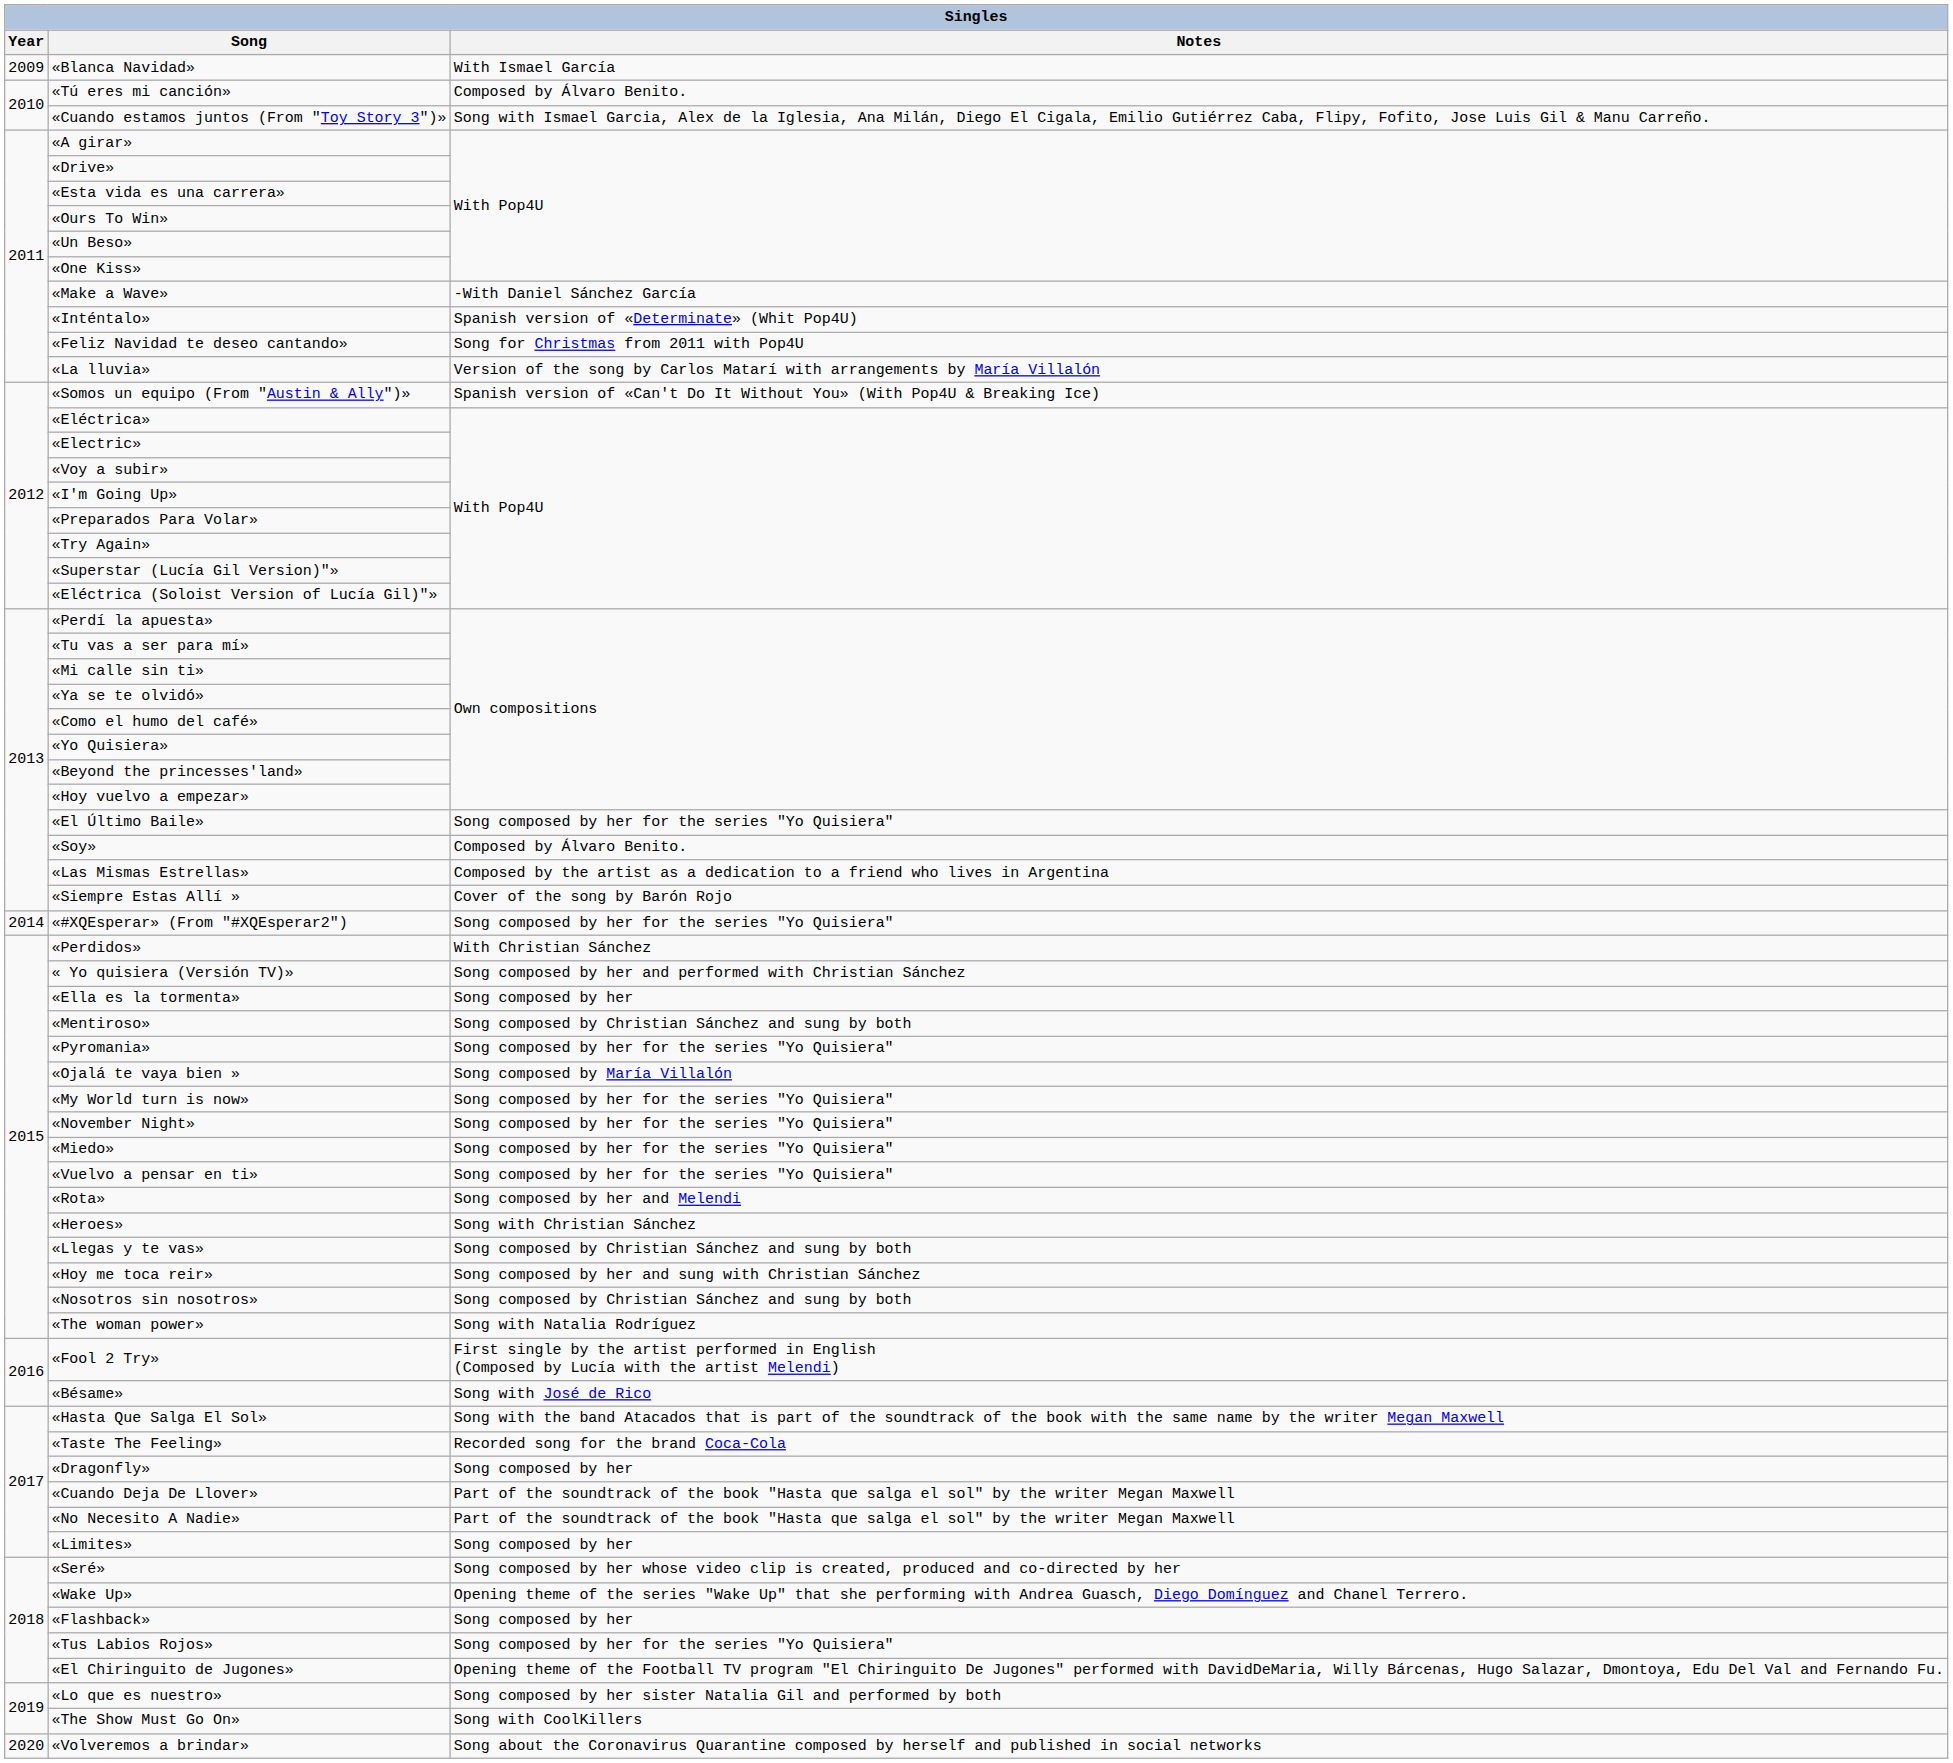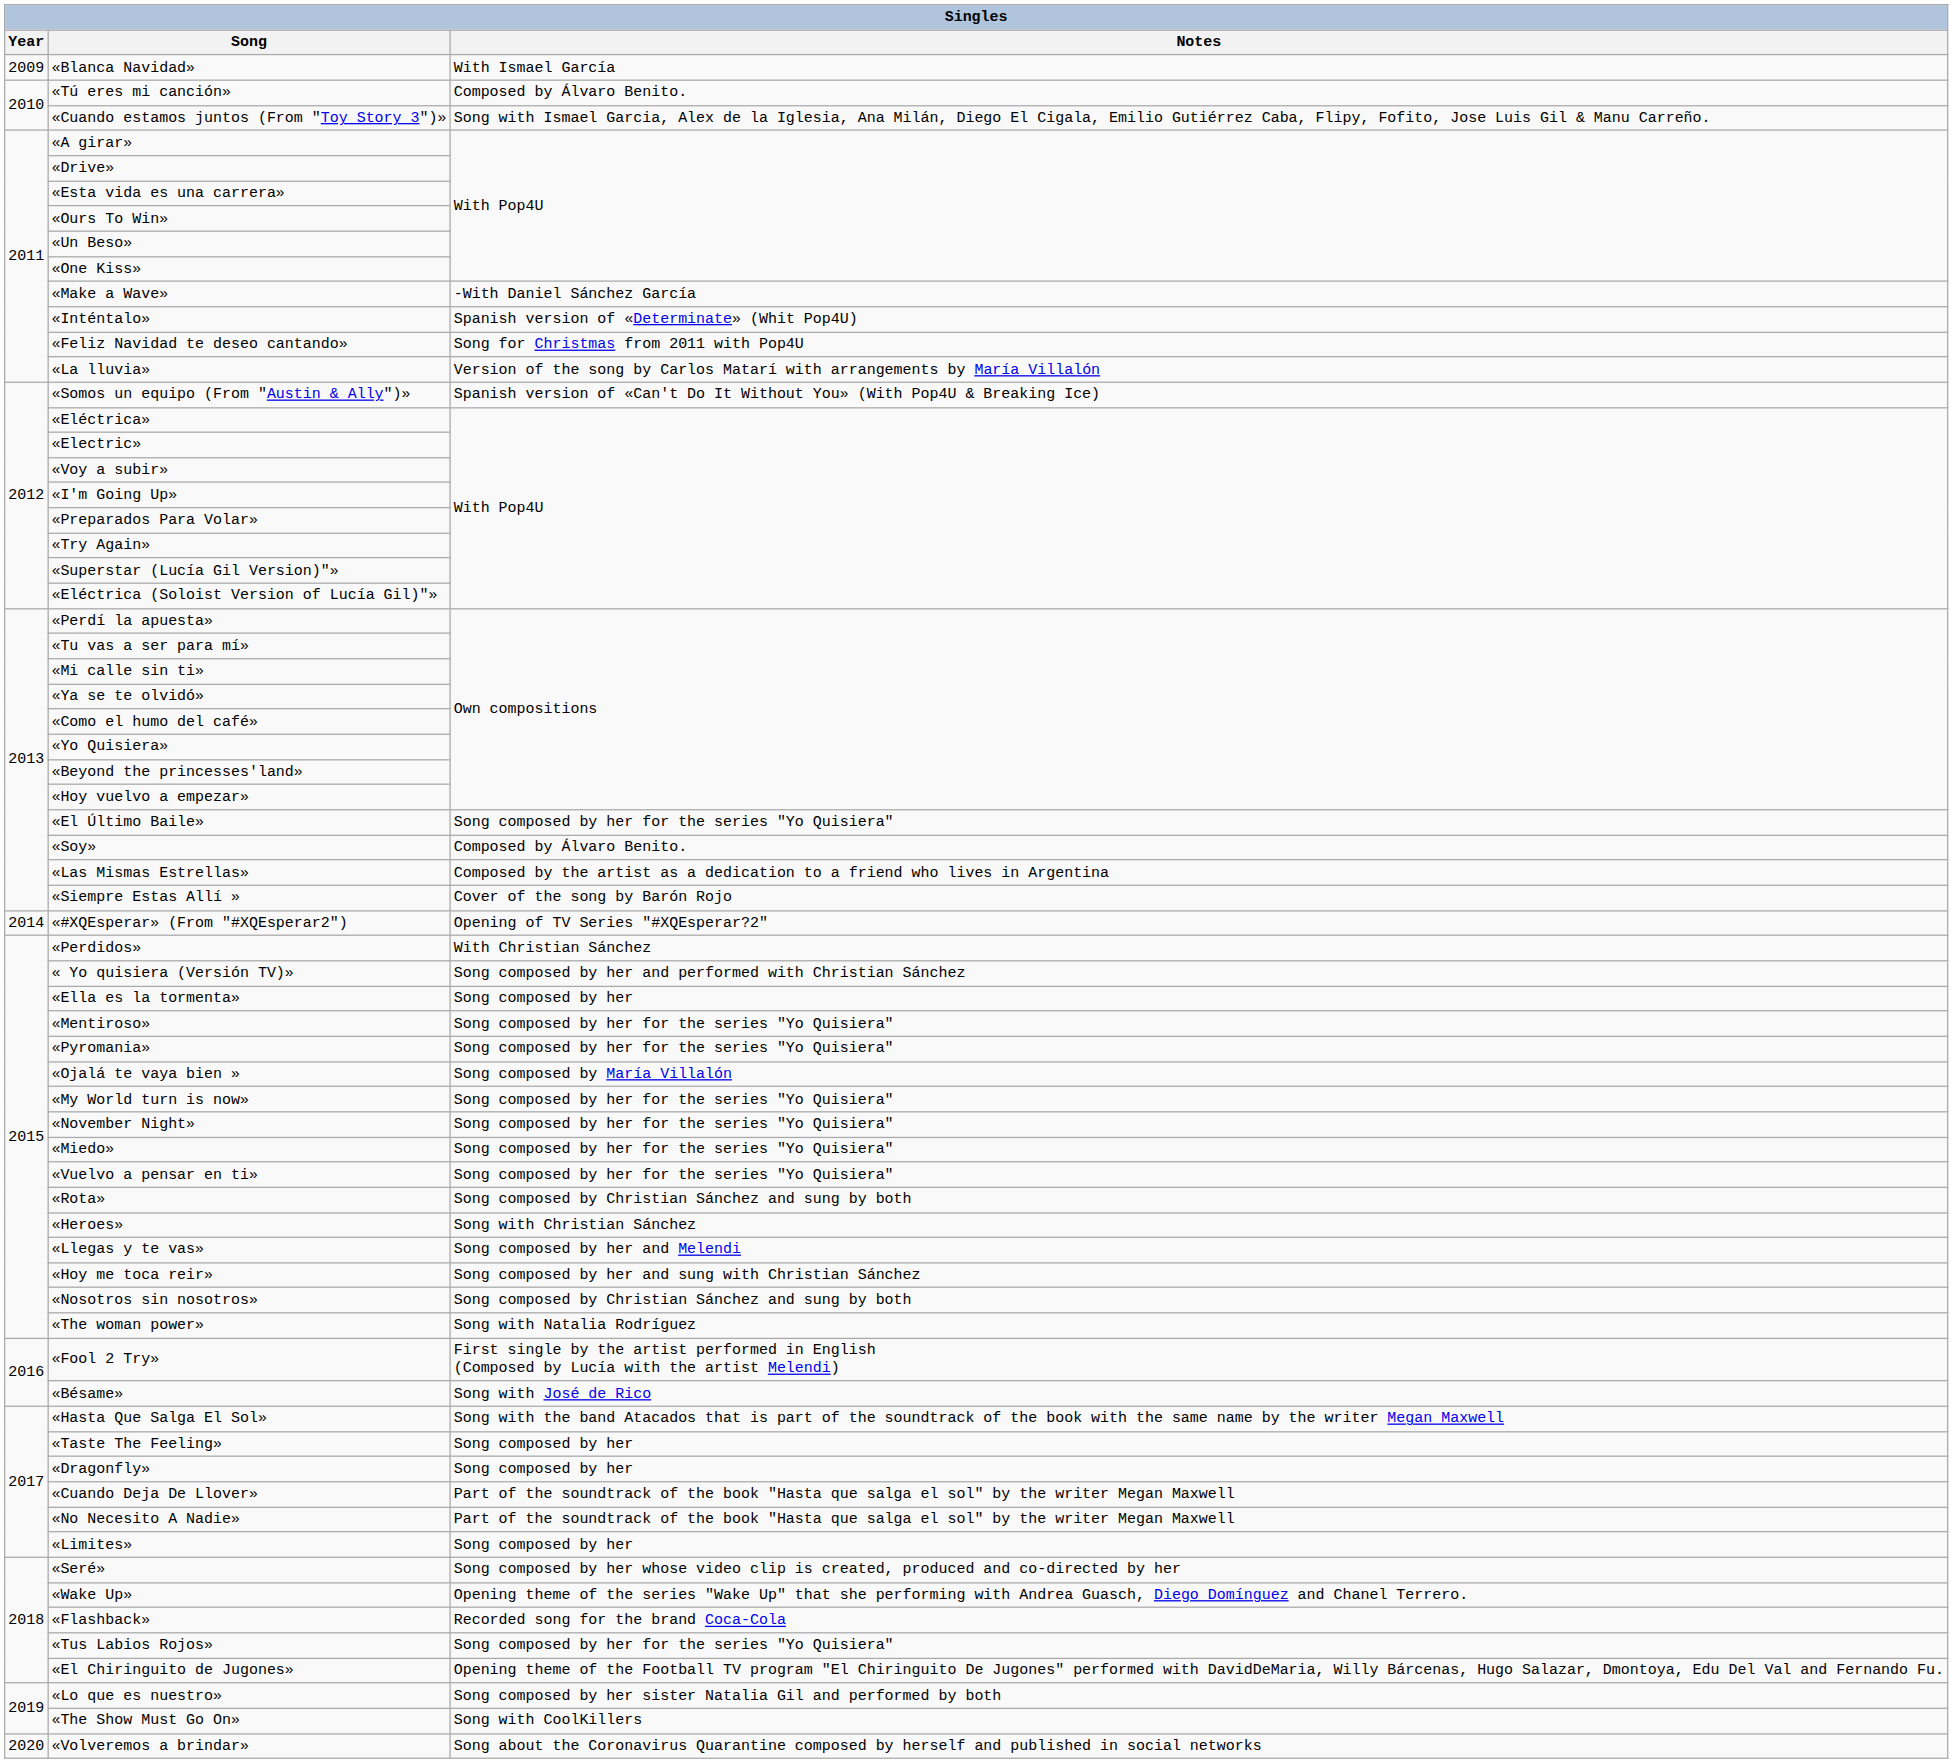(674, 923) Song composed by her for the series "Yo Quisiera" -> (611, 923) Opening of TV Series "#XQEsperar?2"
(683, 1023) Song composed by Christian Sánchez and sung by both -> (674, 1023) Song composed by her for the series "Yo Quisiera"
(597, 1199) Song composed by her and Melendi -> (683, 1199) Song composed by Christian Sánchez and sung by both
(683, 1250) Song composed by Christian Sánchez and sung by both -> (597, 1250) Song composed by her and Melendi
(620, 1444) Recorded song for the brand Coca-Cola -> (543, 1444) Song composed by her
(543, 1620) Song composed by her -> (620, 1620) Recorded song for the brand Coca-Cola
